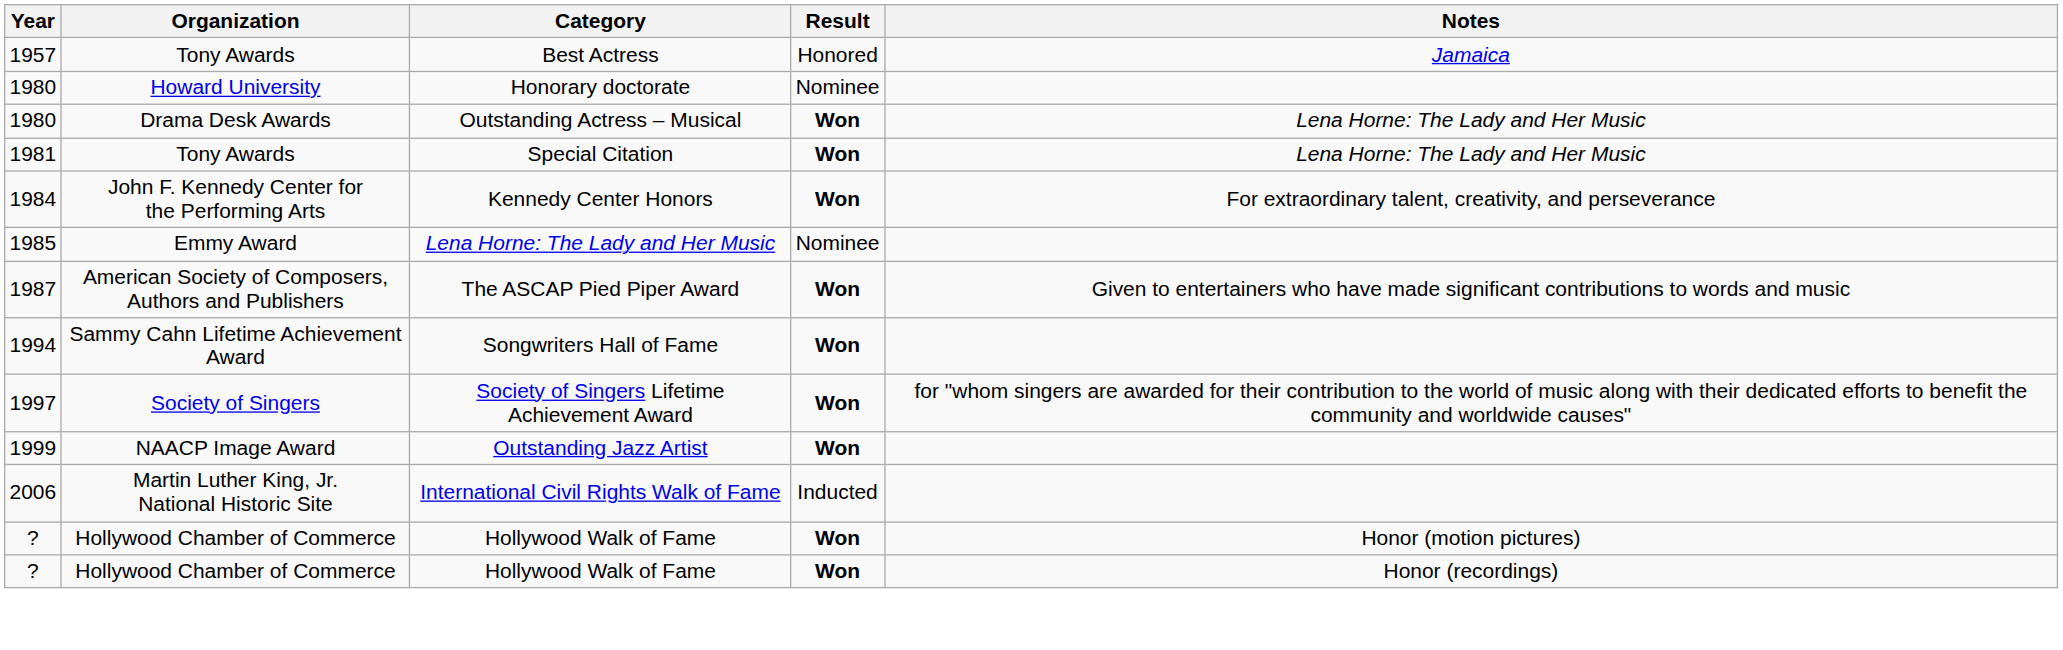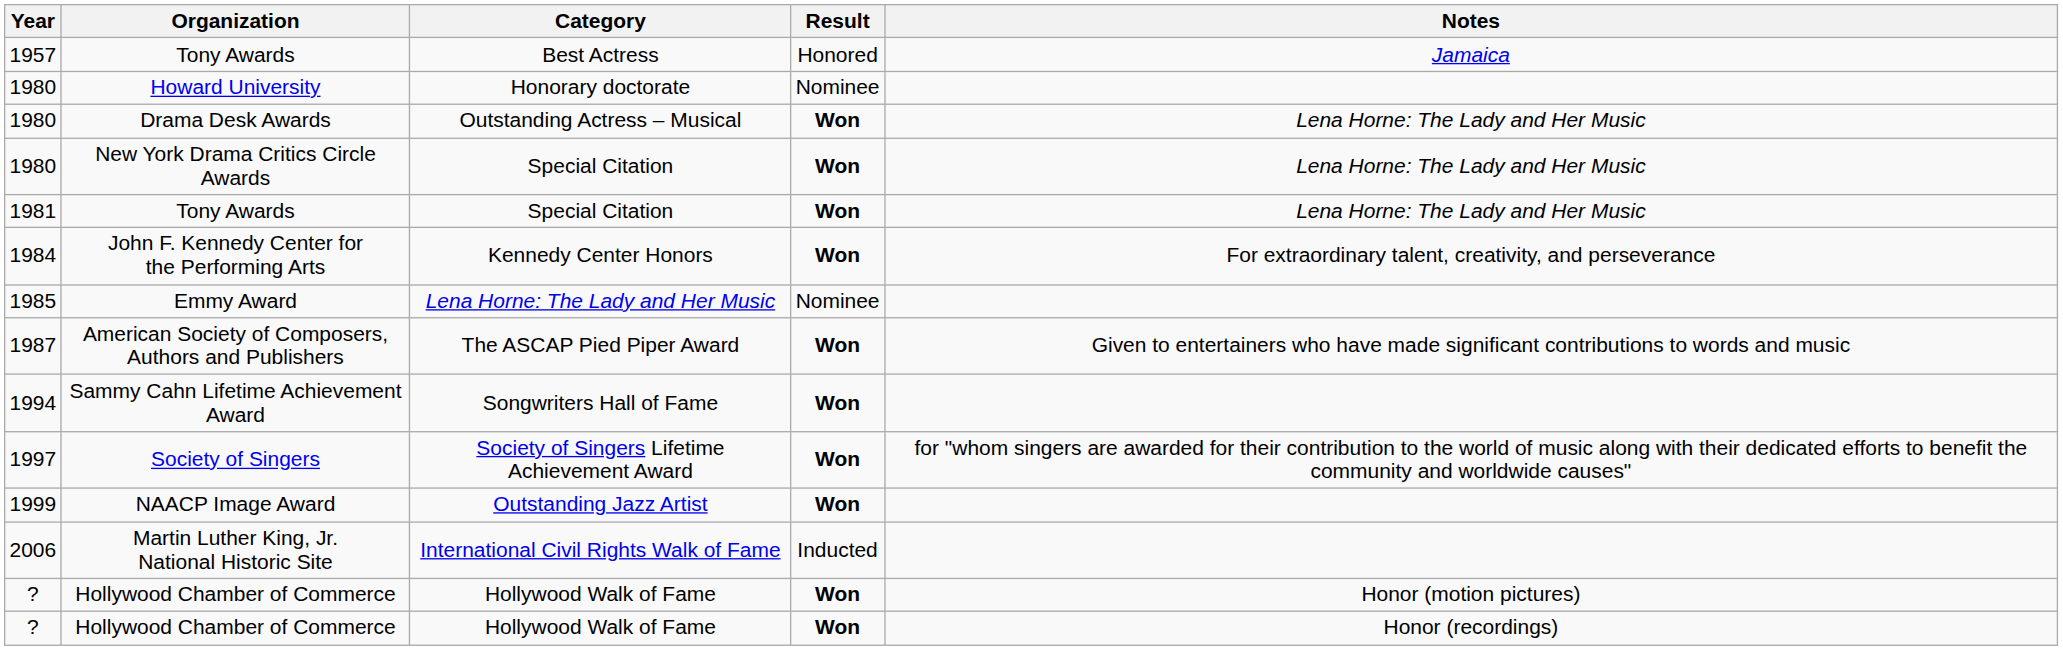+ row: (235, 165)
